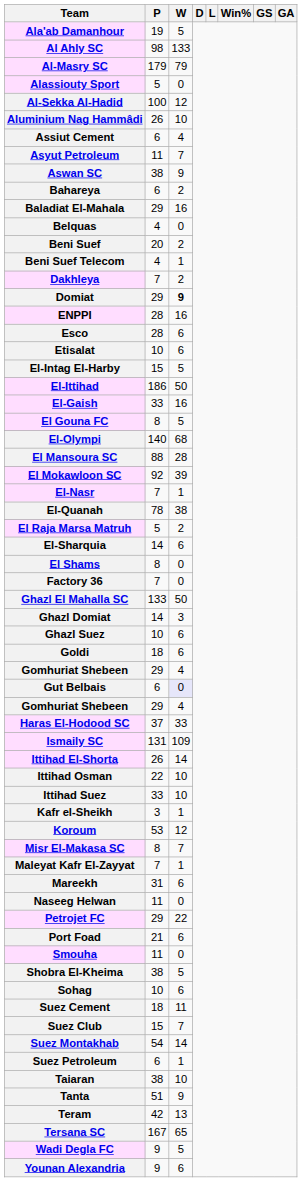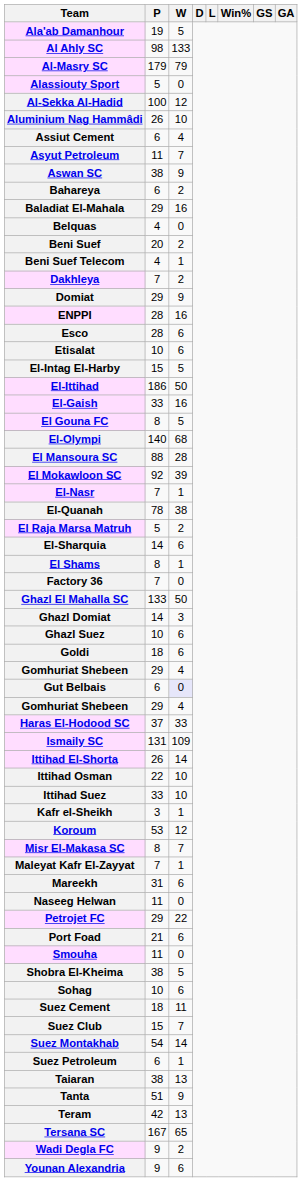(181, 297) bold -> (181, 297) normal
(181, 564) 0 -> (181, 564) 1
(181, 1079) 10 -> (181, 1079) 13
(181, 1150) 5 -> (181, 1150) 2
